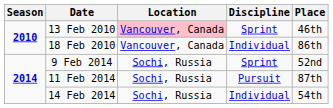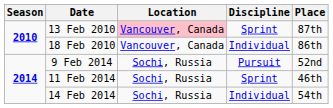(310, 29) 46th -> (310, 29) 87th
(259, 62) Sprint -> (259, 62) Pursuit
(259, 79) Pursuit -> (259, 79) Sprint
(310, 79) 87th -> (310, 79) 46th
